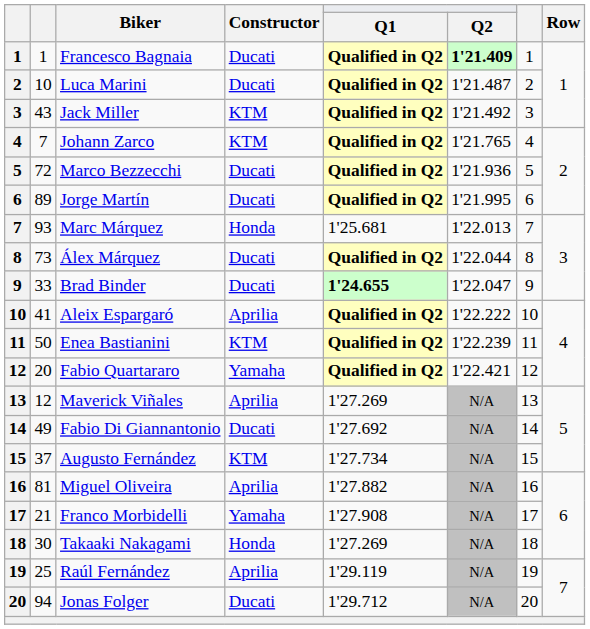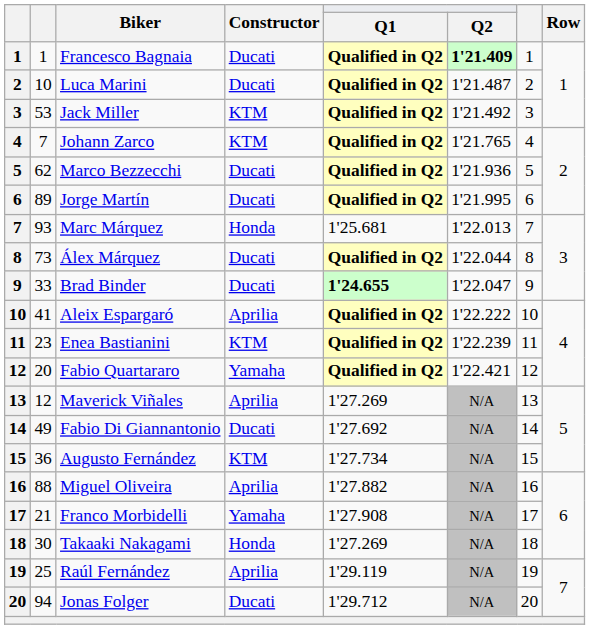(43, 112) 43 -> (43, 112) 53
(43, 170) 72 -> (43, 170) 62
(43, 342) 50 -> (43, 342) 23
(43, 457) 37 -> (43, 457) 36
(43, 486) 81 -> (43, 486) 88
